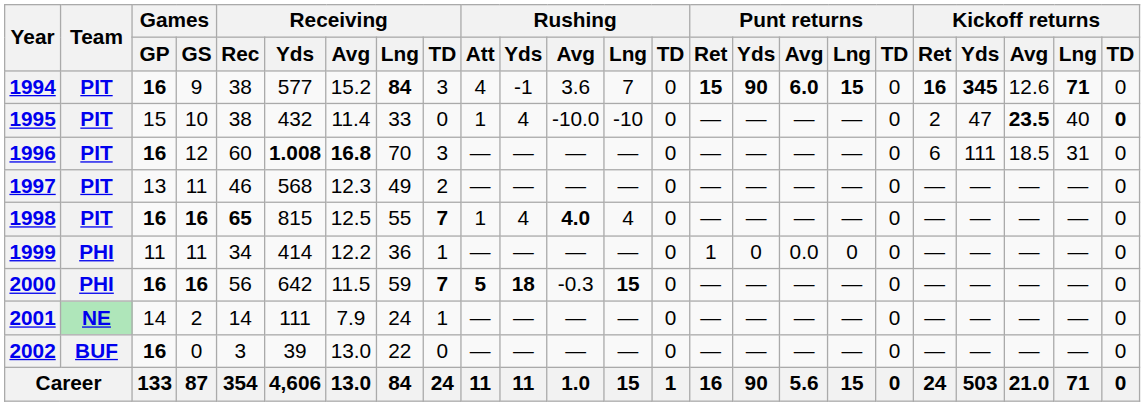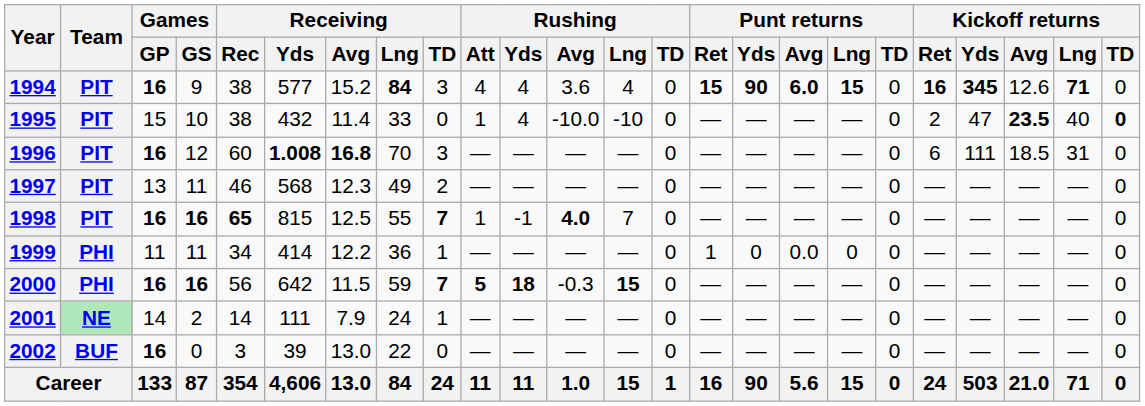(523, 86) -1 -> (523, 86) 4
(628, 86) 7 -> (628, 86) 4
(523, 218) 4 -> (523, 218) -1
(628, 218) 4 -> (628, 218) 7
